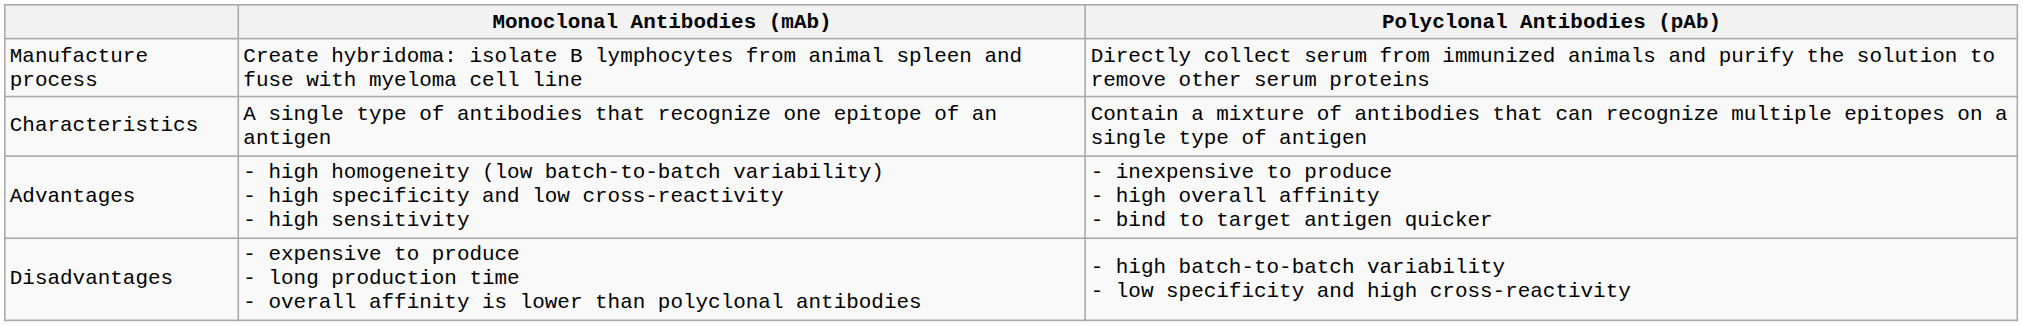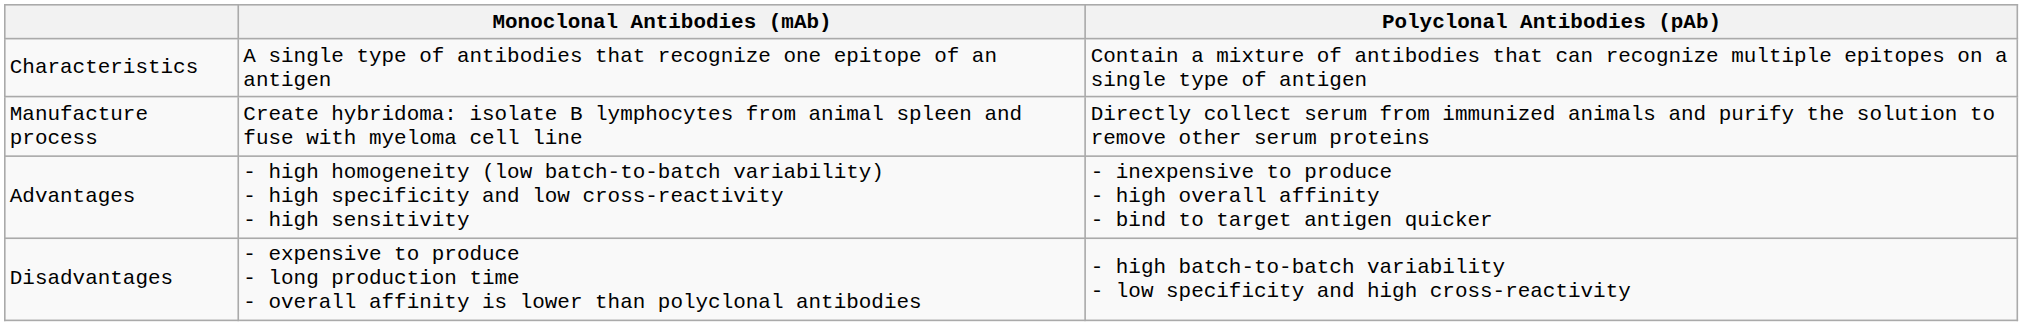rows swapped: (104, 126) <-> (79, 68)
